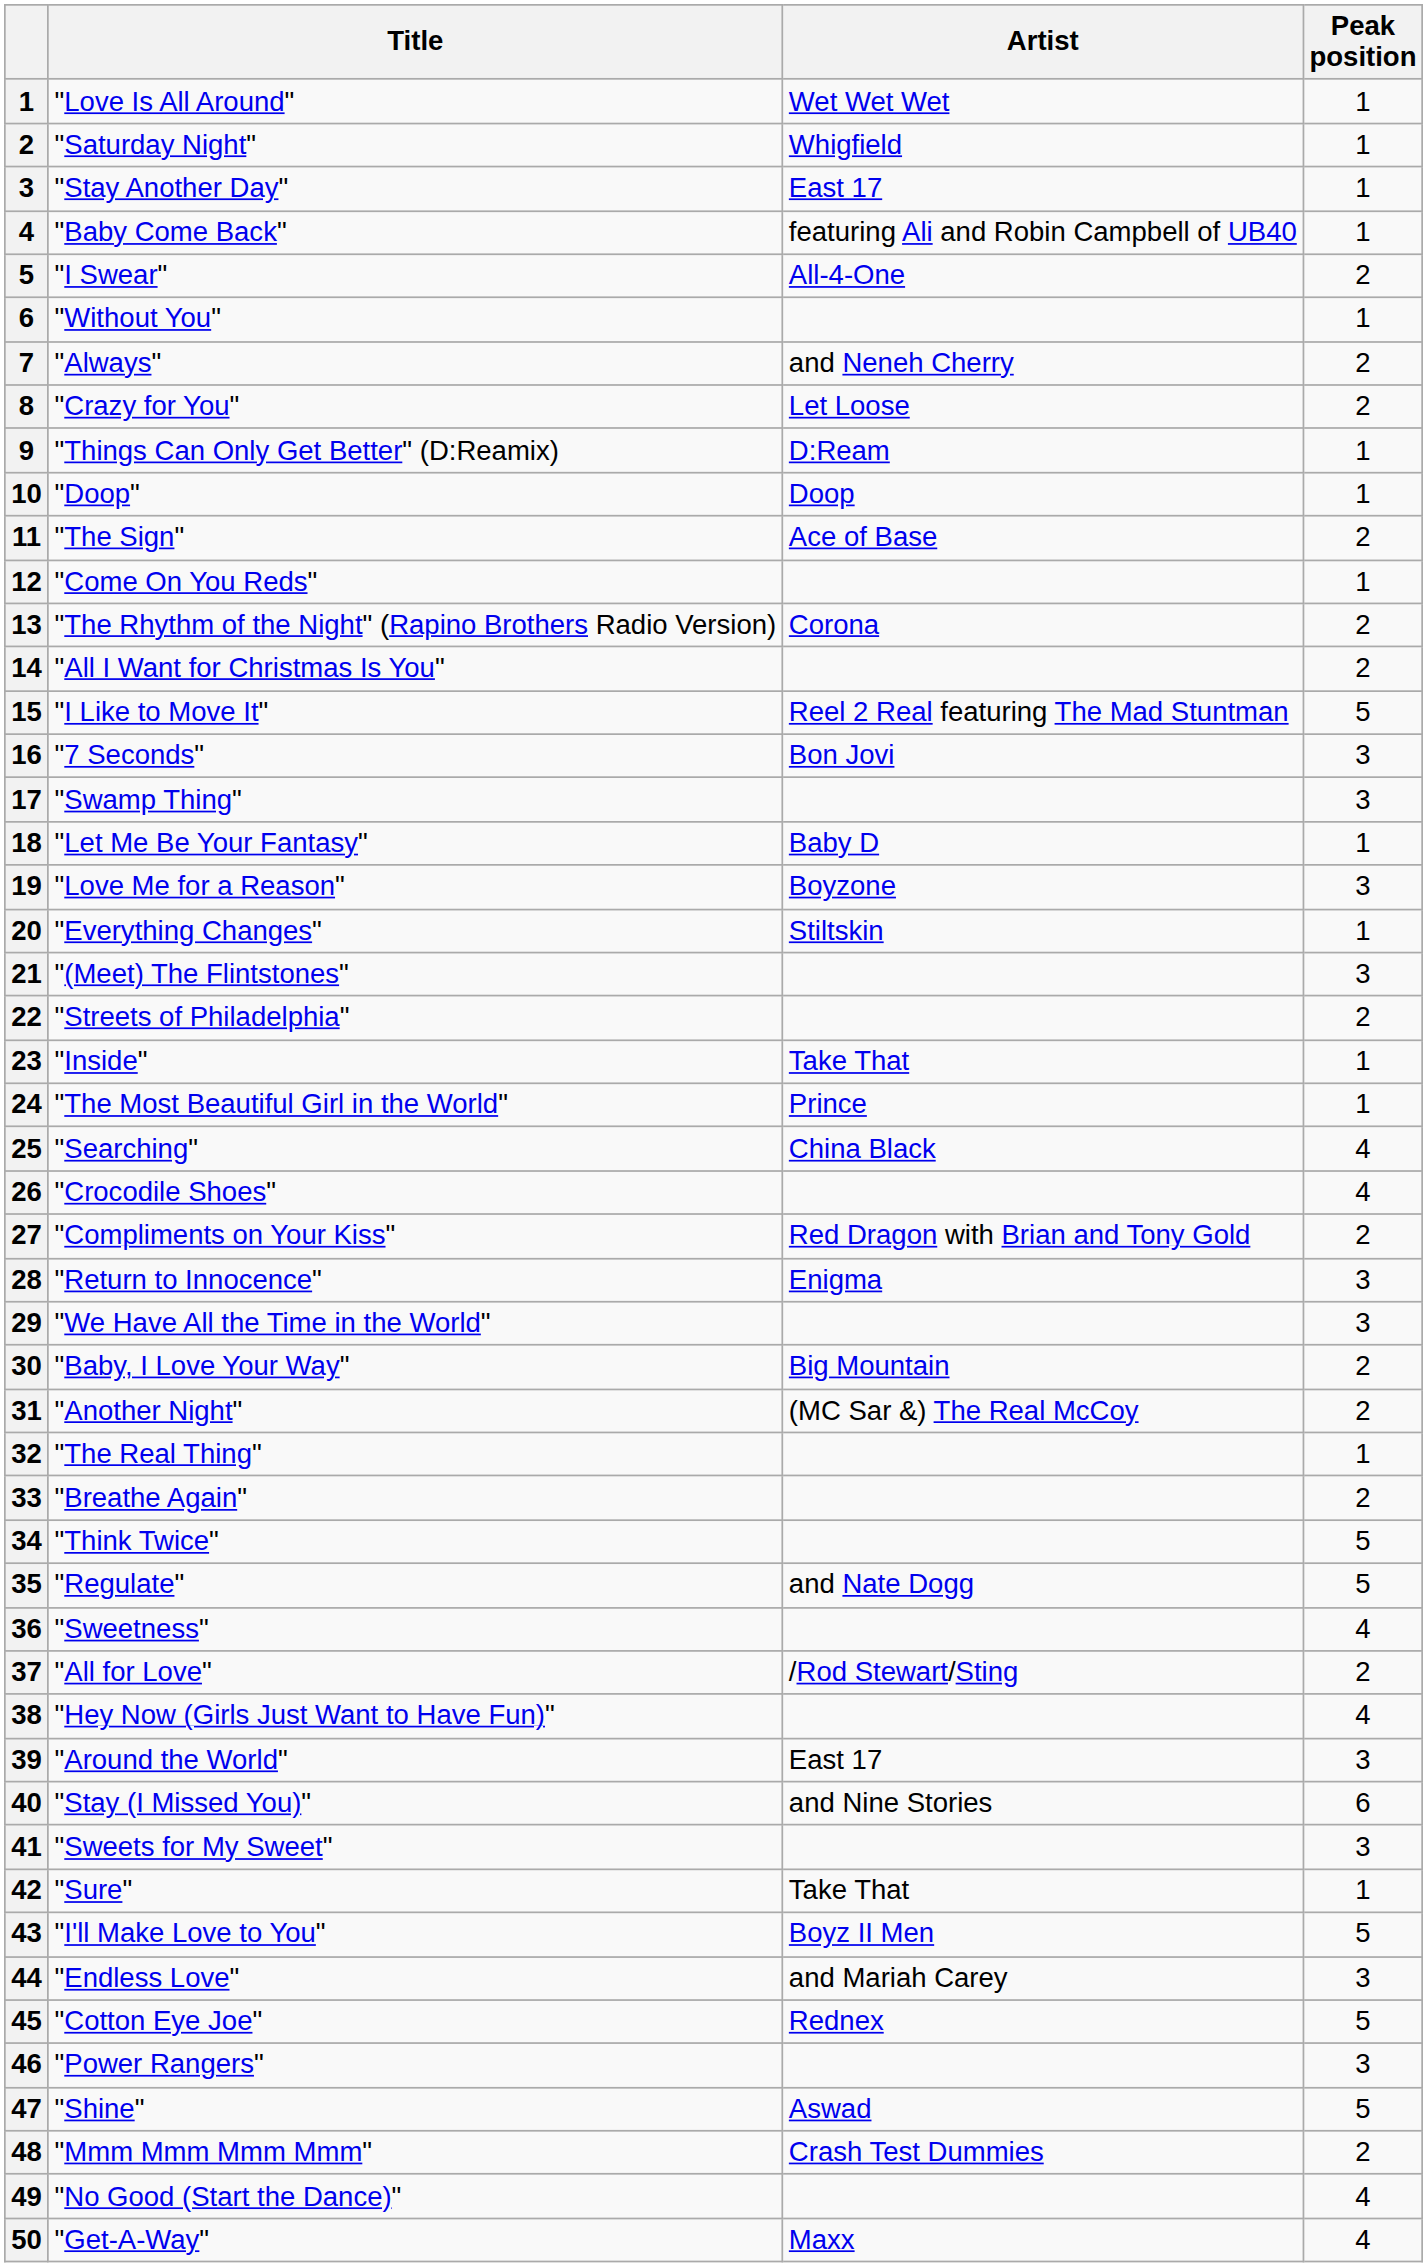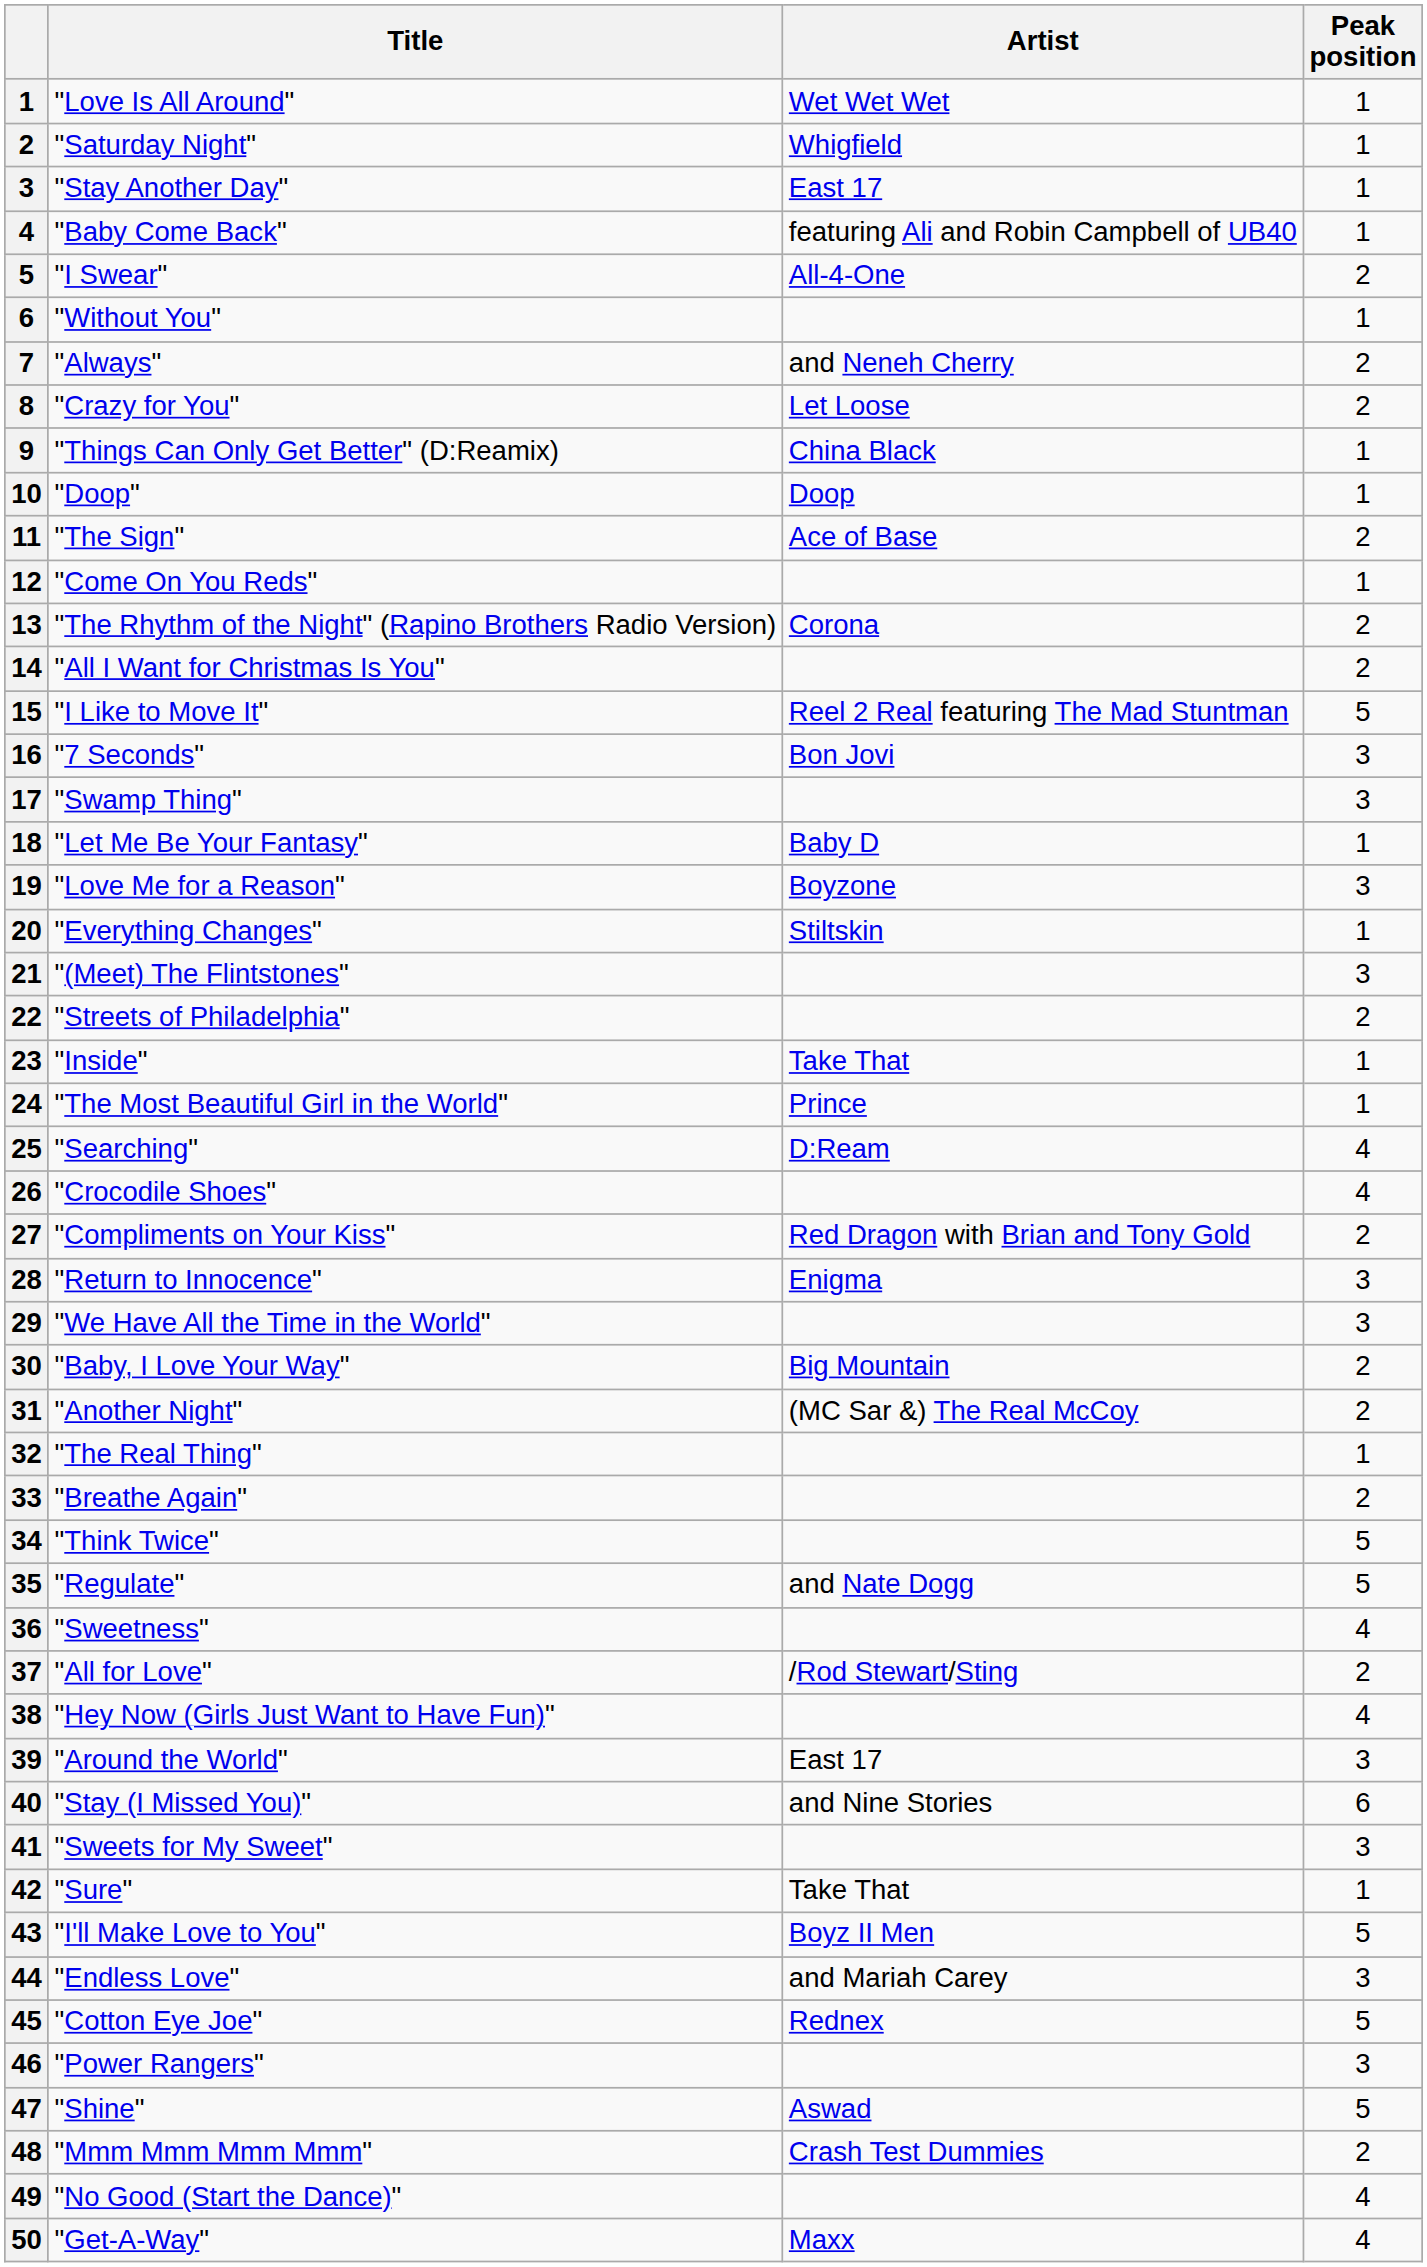(839, 450) D:Ream -> (862, 450) China Black
(862, 1148) China Black -> (839, 1148) D:Ream
